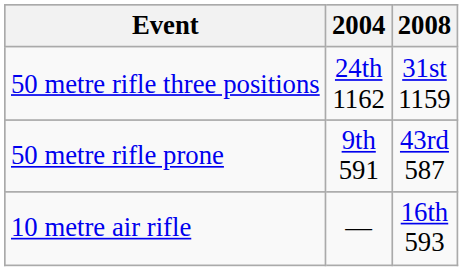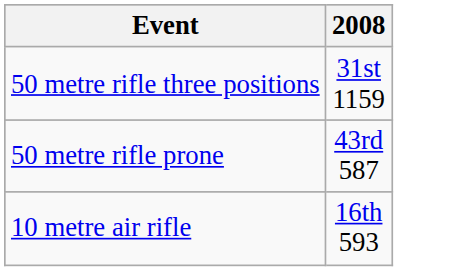- column: (359, 25)
